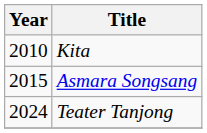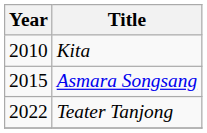(28, 111) 2024 -> (28, 111) 2022
